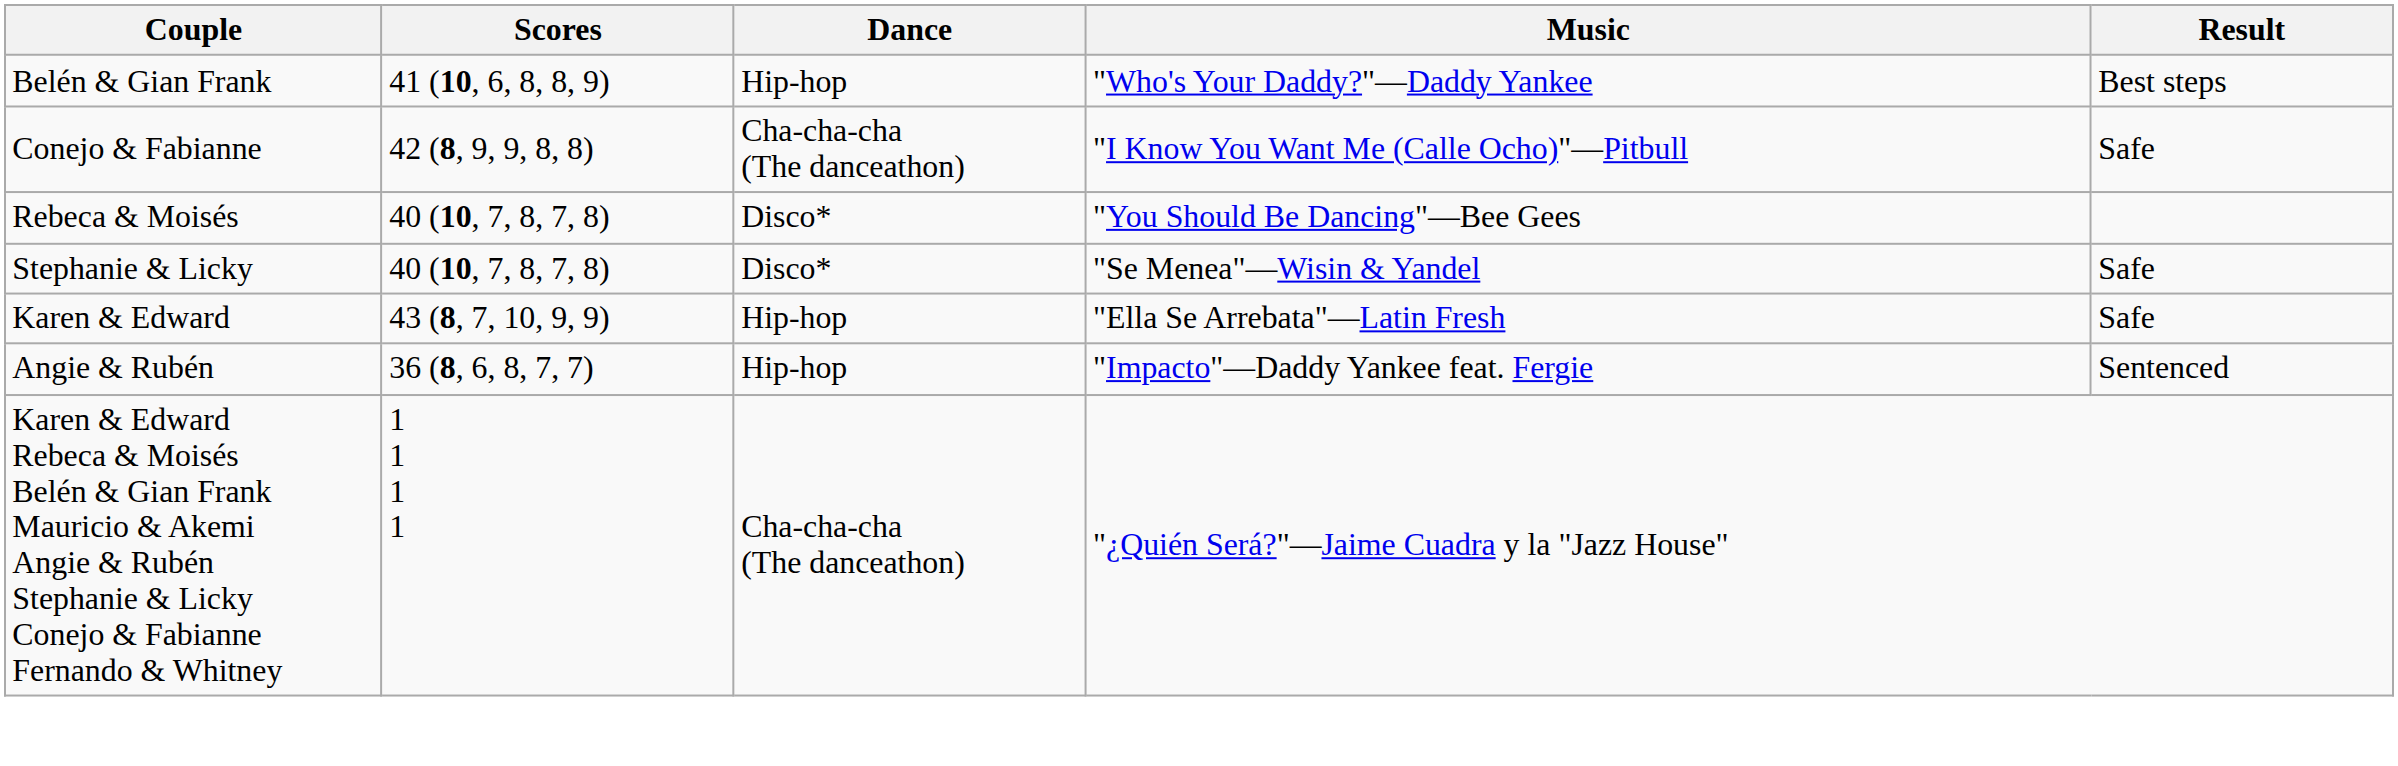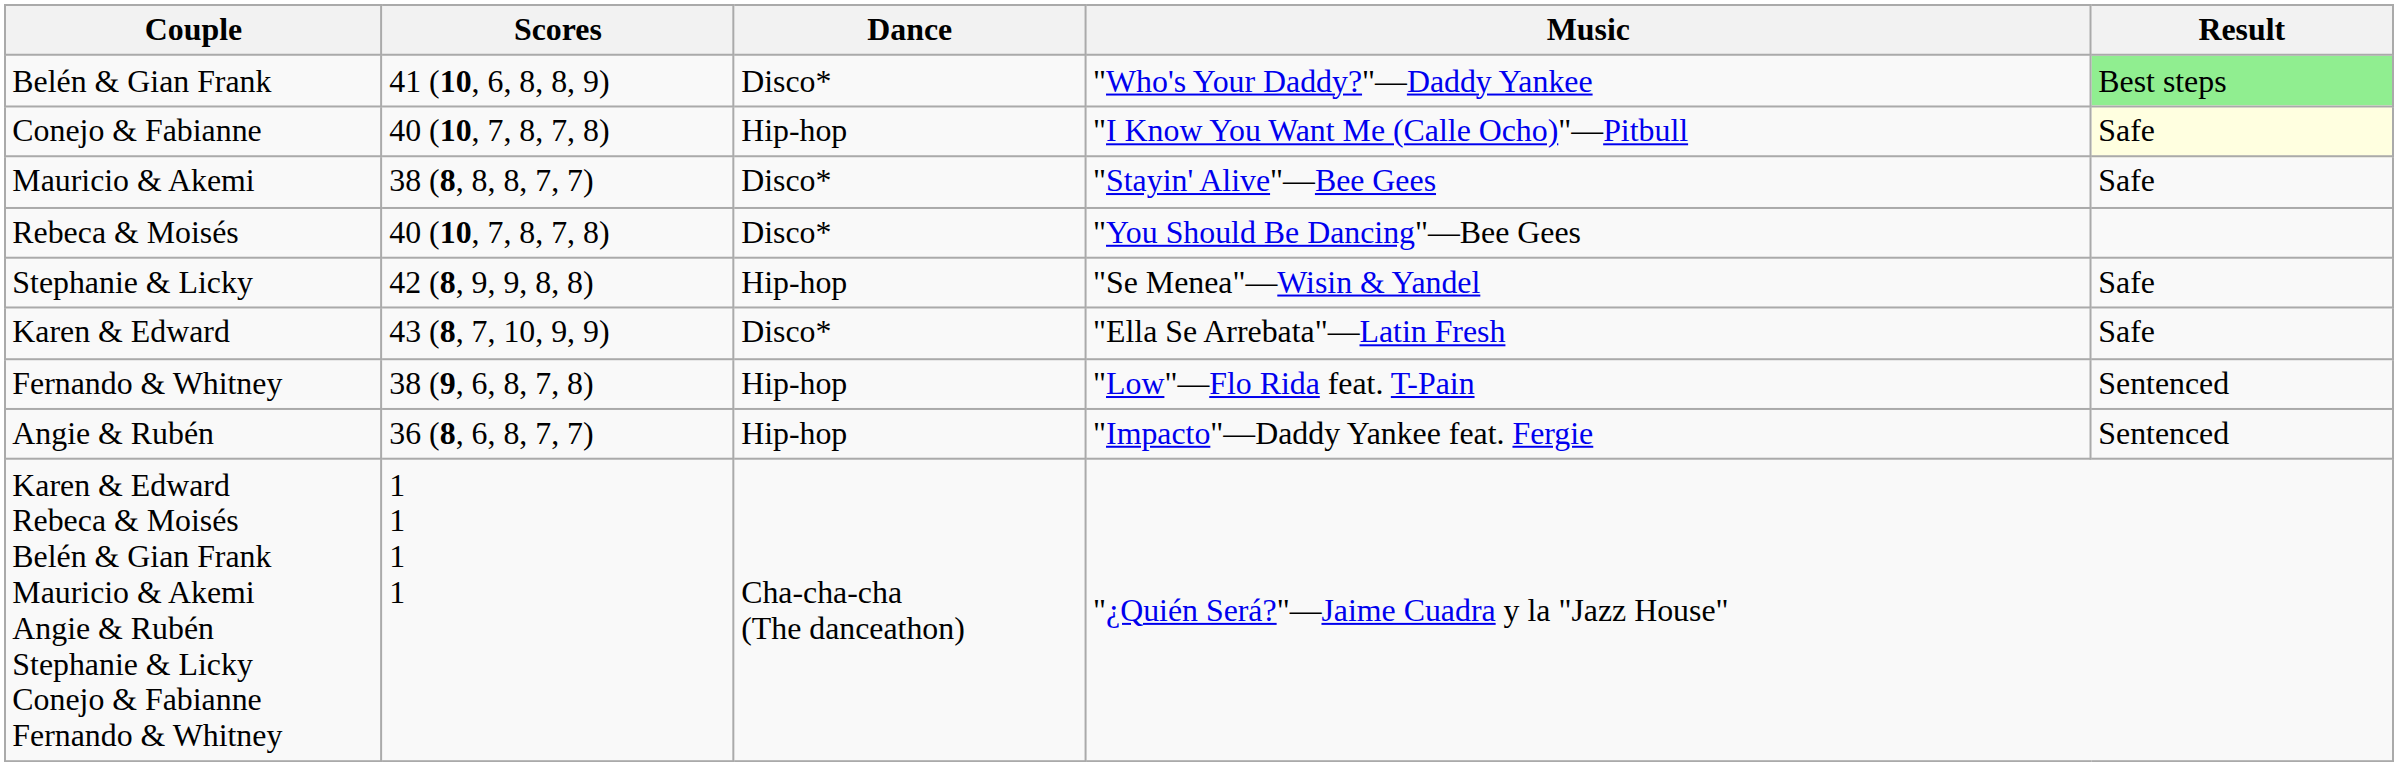(794, 80) Hip-hop -> (786, 80) Disco*
(2162, 80) no background -> (2162, 80) lightgreen background
(491, 148) 42 (8, 9, 9, 8, 8) -> (499, 130) 40 (10, 7, 8, 7, 8)
(853, 148) Cha-cha-cha (The danceathon) -> (794, 130) Hip-hop
(2127, 148) no background -> (2127, 130) lightyellow background
+ row: (133, 181)
(499, 267) 40 (10, 7, 8, 7, 8) -> (491, 282) 42 (8, 9, 9, 8, 8)
(786, 267) Disco* -> (794, 282) Hip-hop
(794, 318) Hip-hop -> (786, 332) Disco*
+ row: (147, 383)
